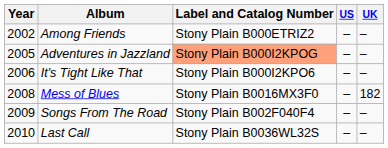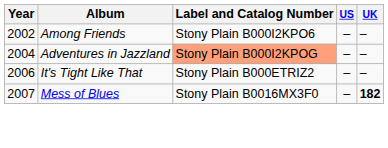(245, 34) Stony Plain B000ETRIZ2 -> (245, 34) Stony Plain B000I2KPO6
(21, 53) 2005 -> (21, 53) 2004
(245, 73) Stony Plain B000I2KPO6 -> (245, 73) Stony Plain B000ETRIZ2
(21, 93) 2008 -> (21, 93) 2007
(370, 93) normal -> (370, 93) bold
- row: (104, 113)
- row: (65, 133)
